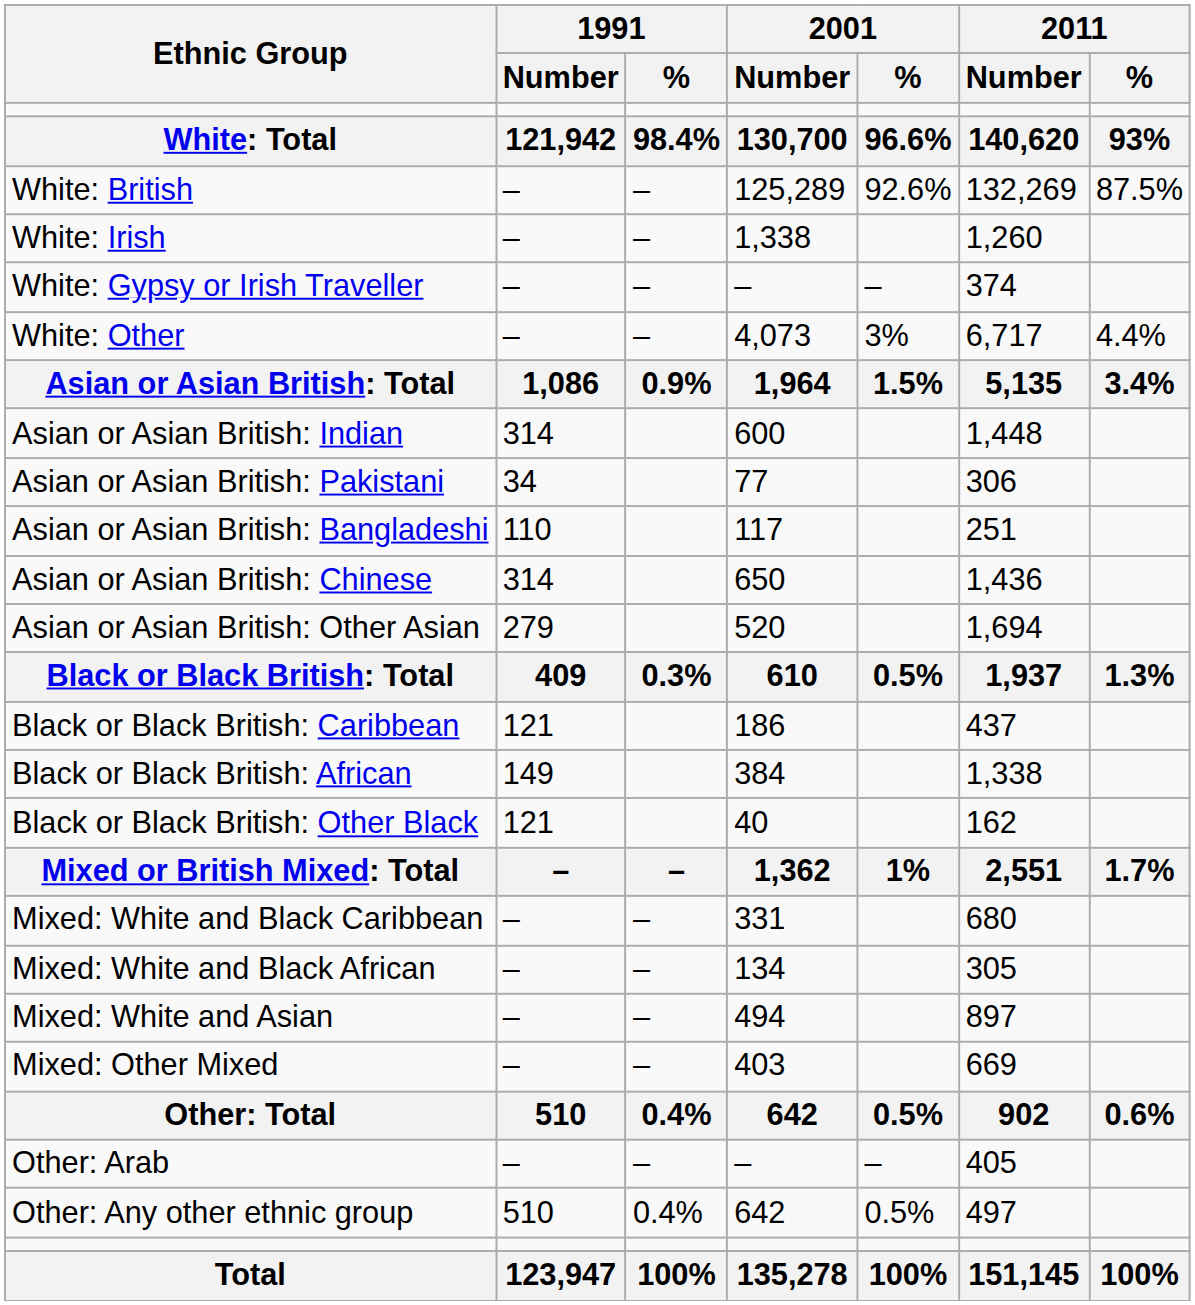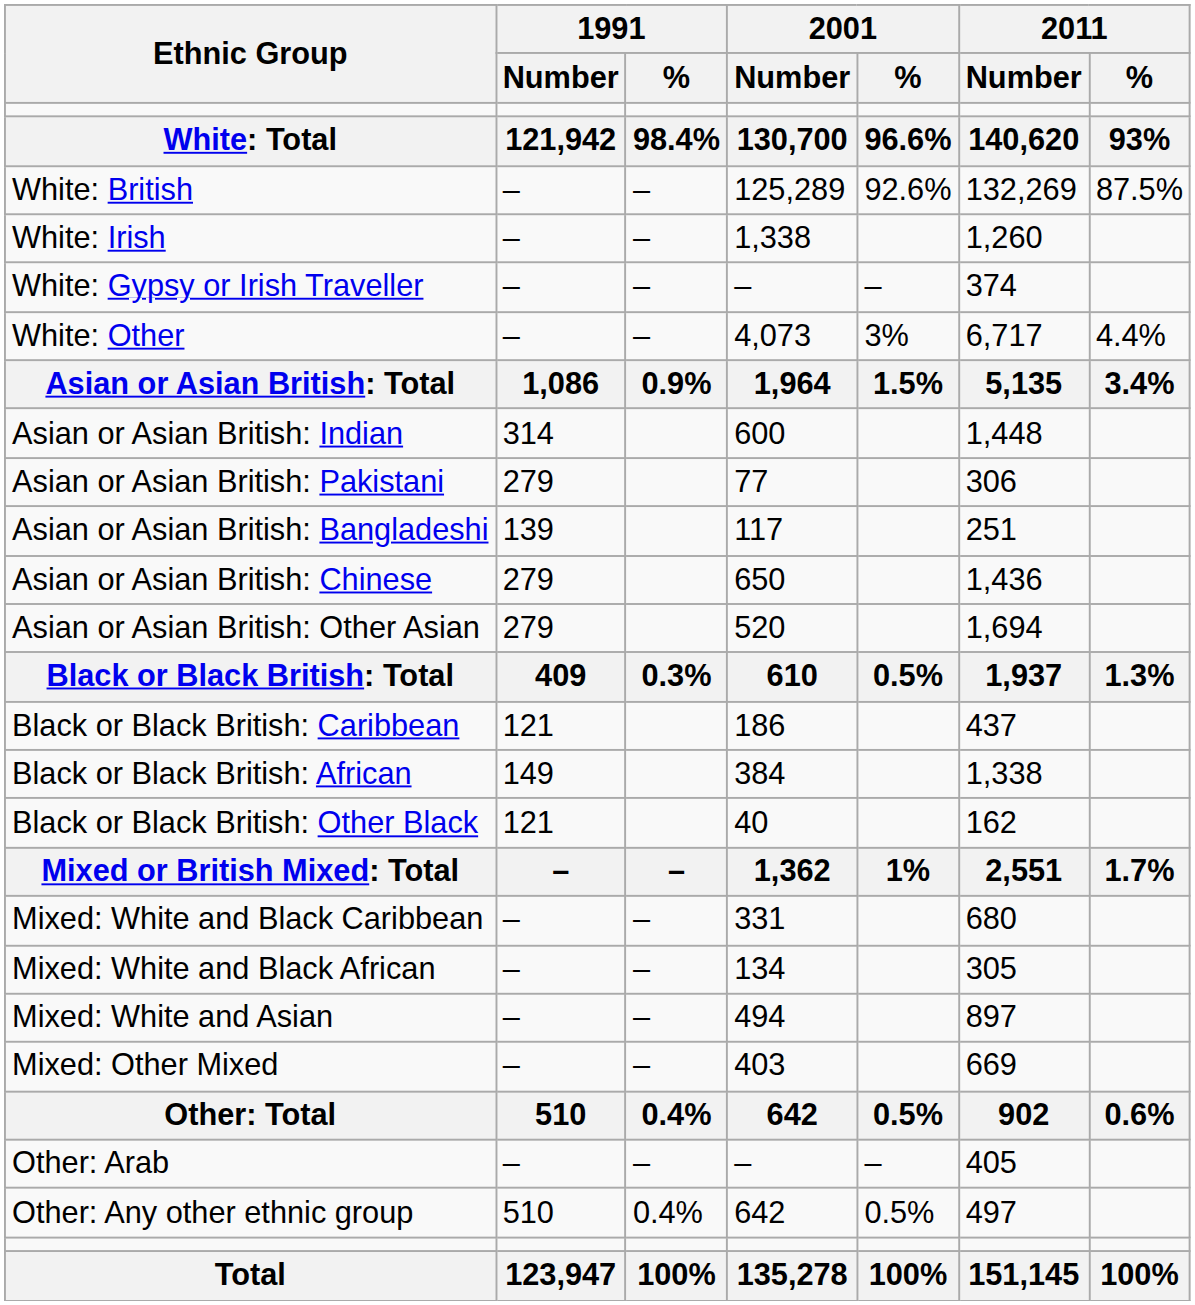(520, 481) 34 -> (528, 481) 279
(527, 530) 110 -> (528, 530) 139
(528, 578) 314 -> (528, 578) 279
